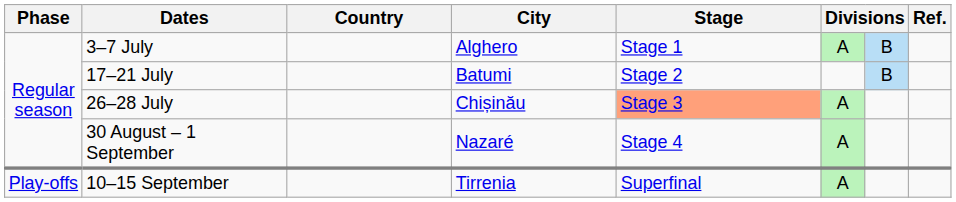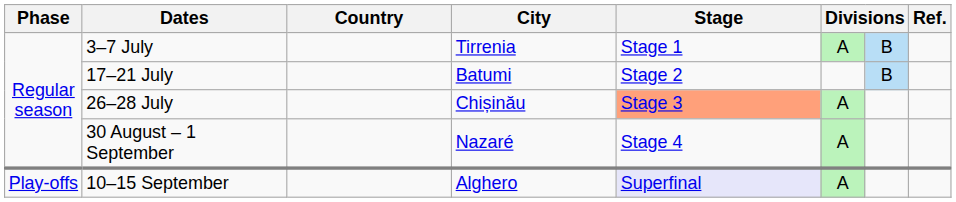(487, 47) Alghero -> (486, 47) Tirrenia
(486, 183) Tirrenia -> (487, 183) Alghero
(661, 183) no background -> (661, 183) lavender background
